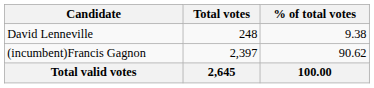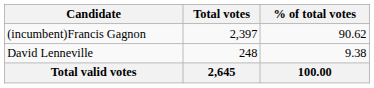rows swapped: (77, 53) <-> (50, 33)
